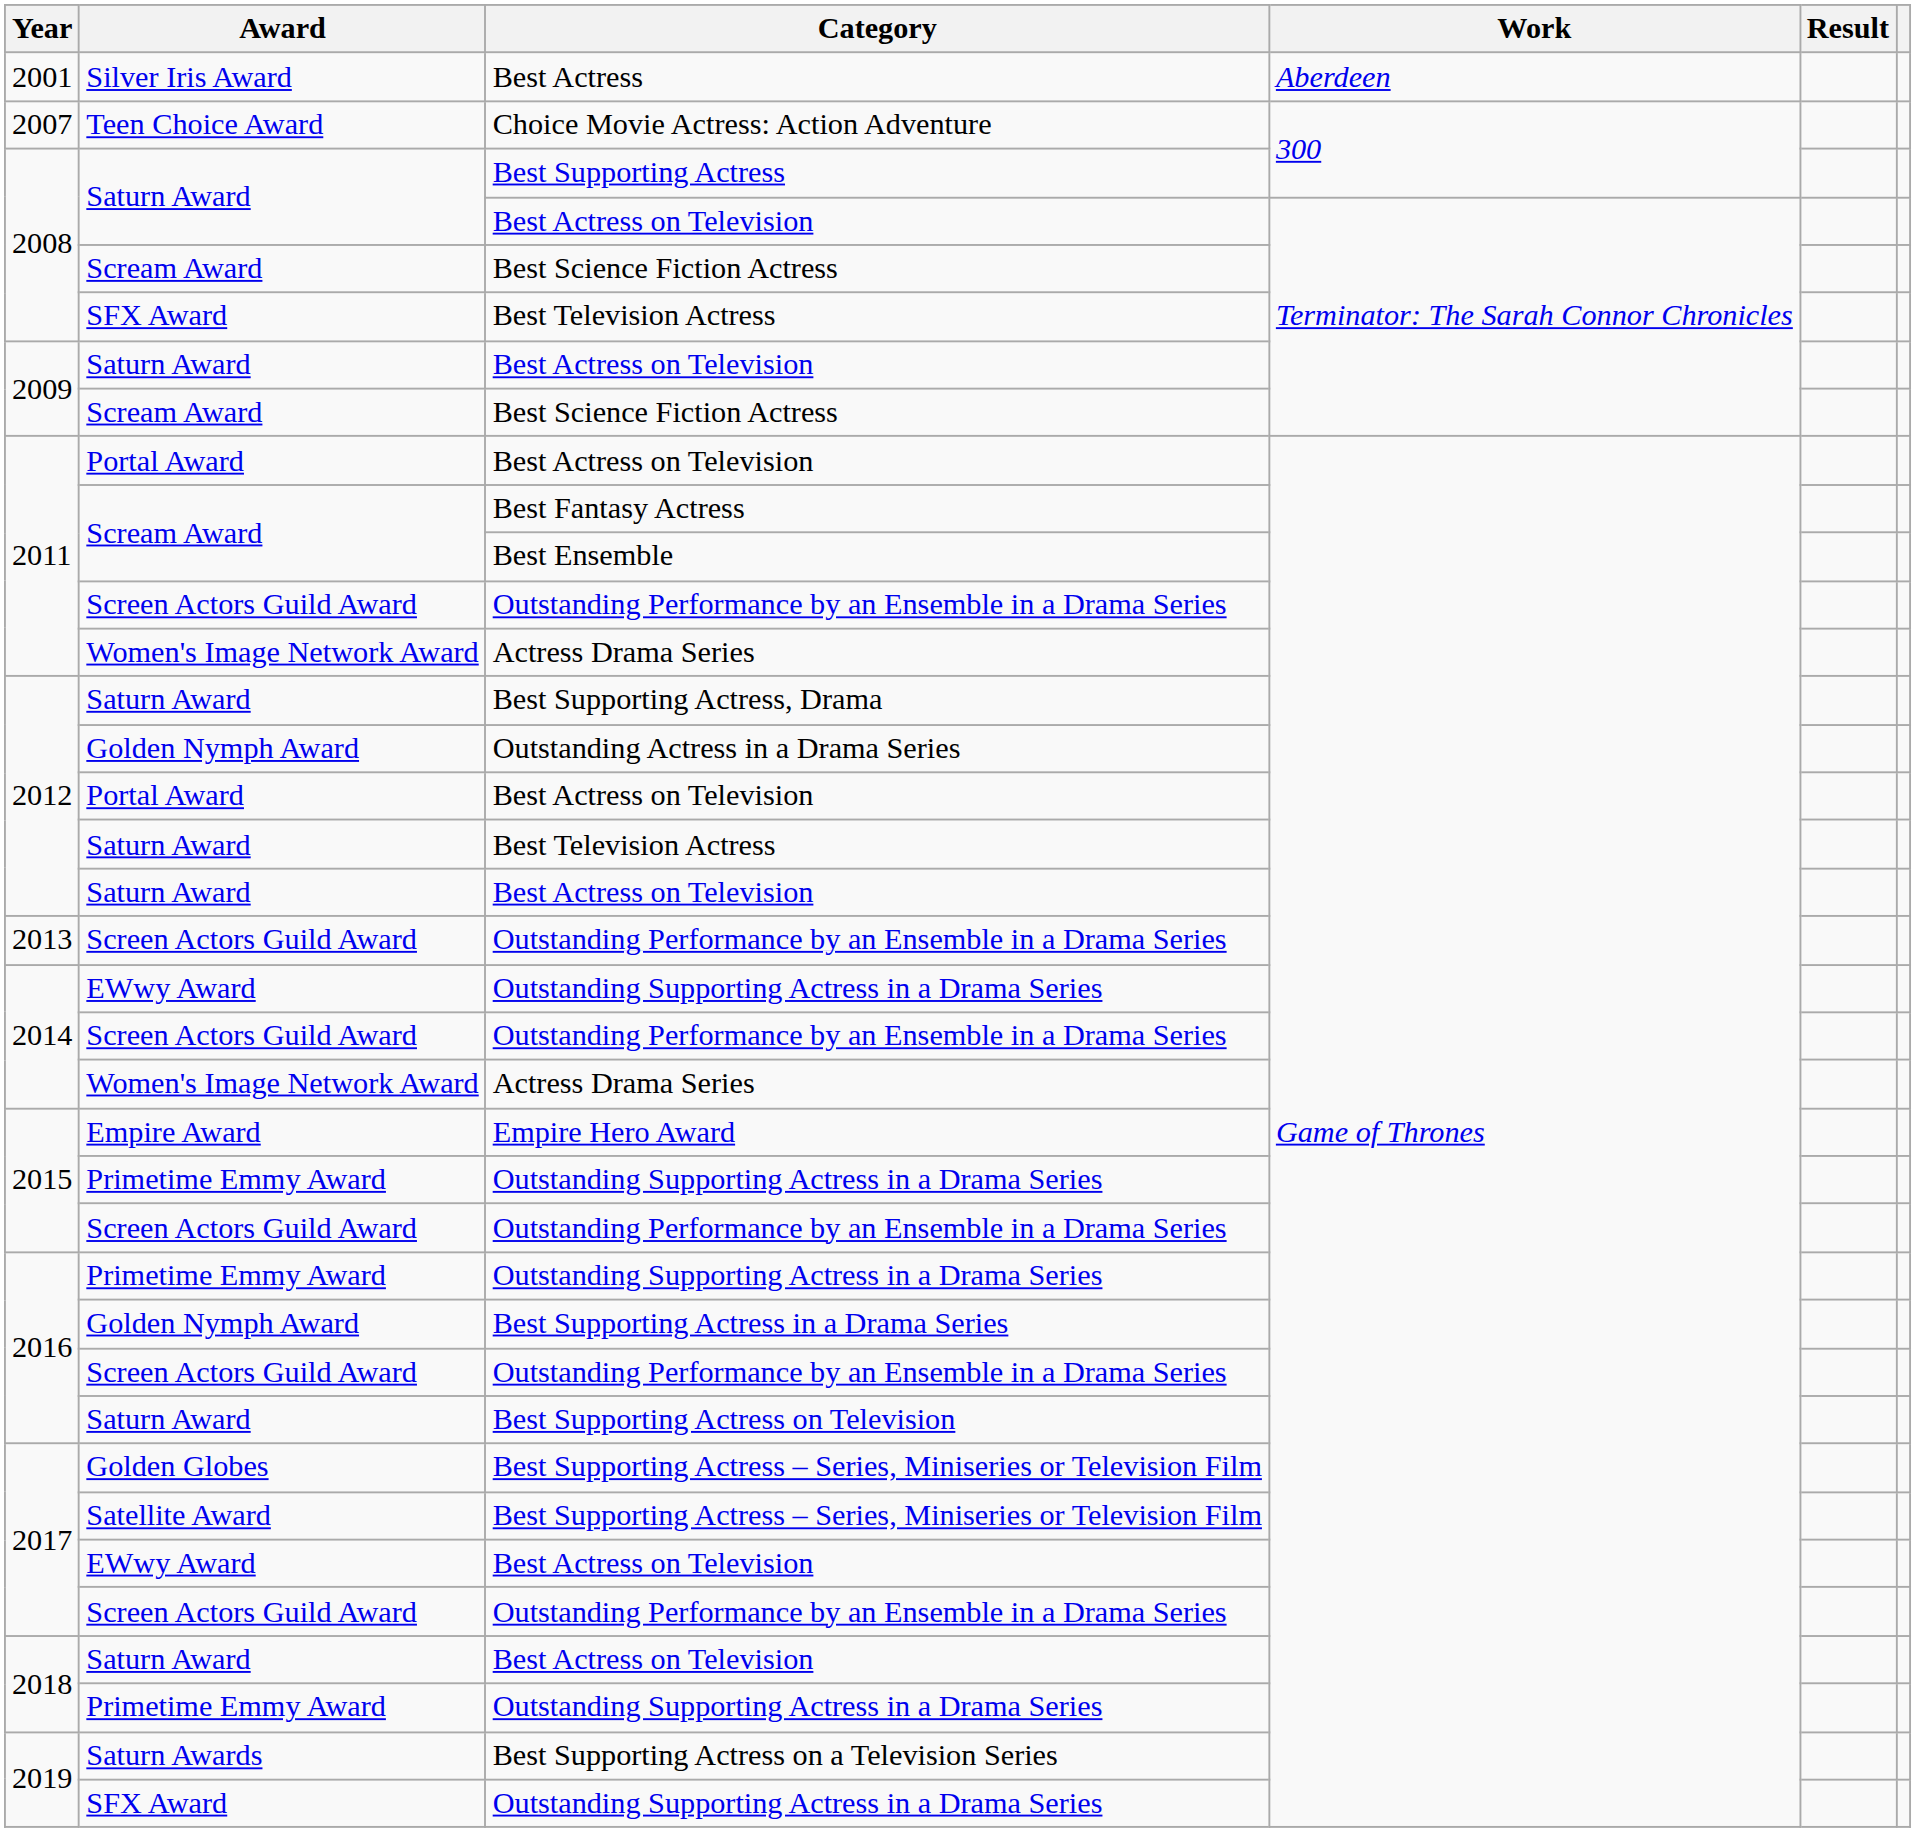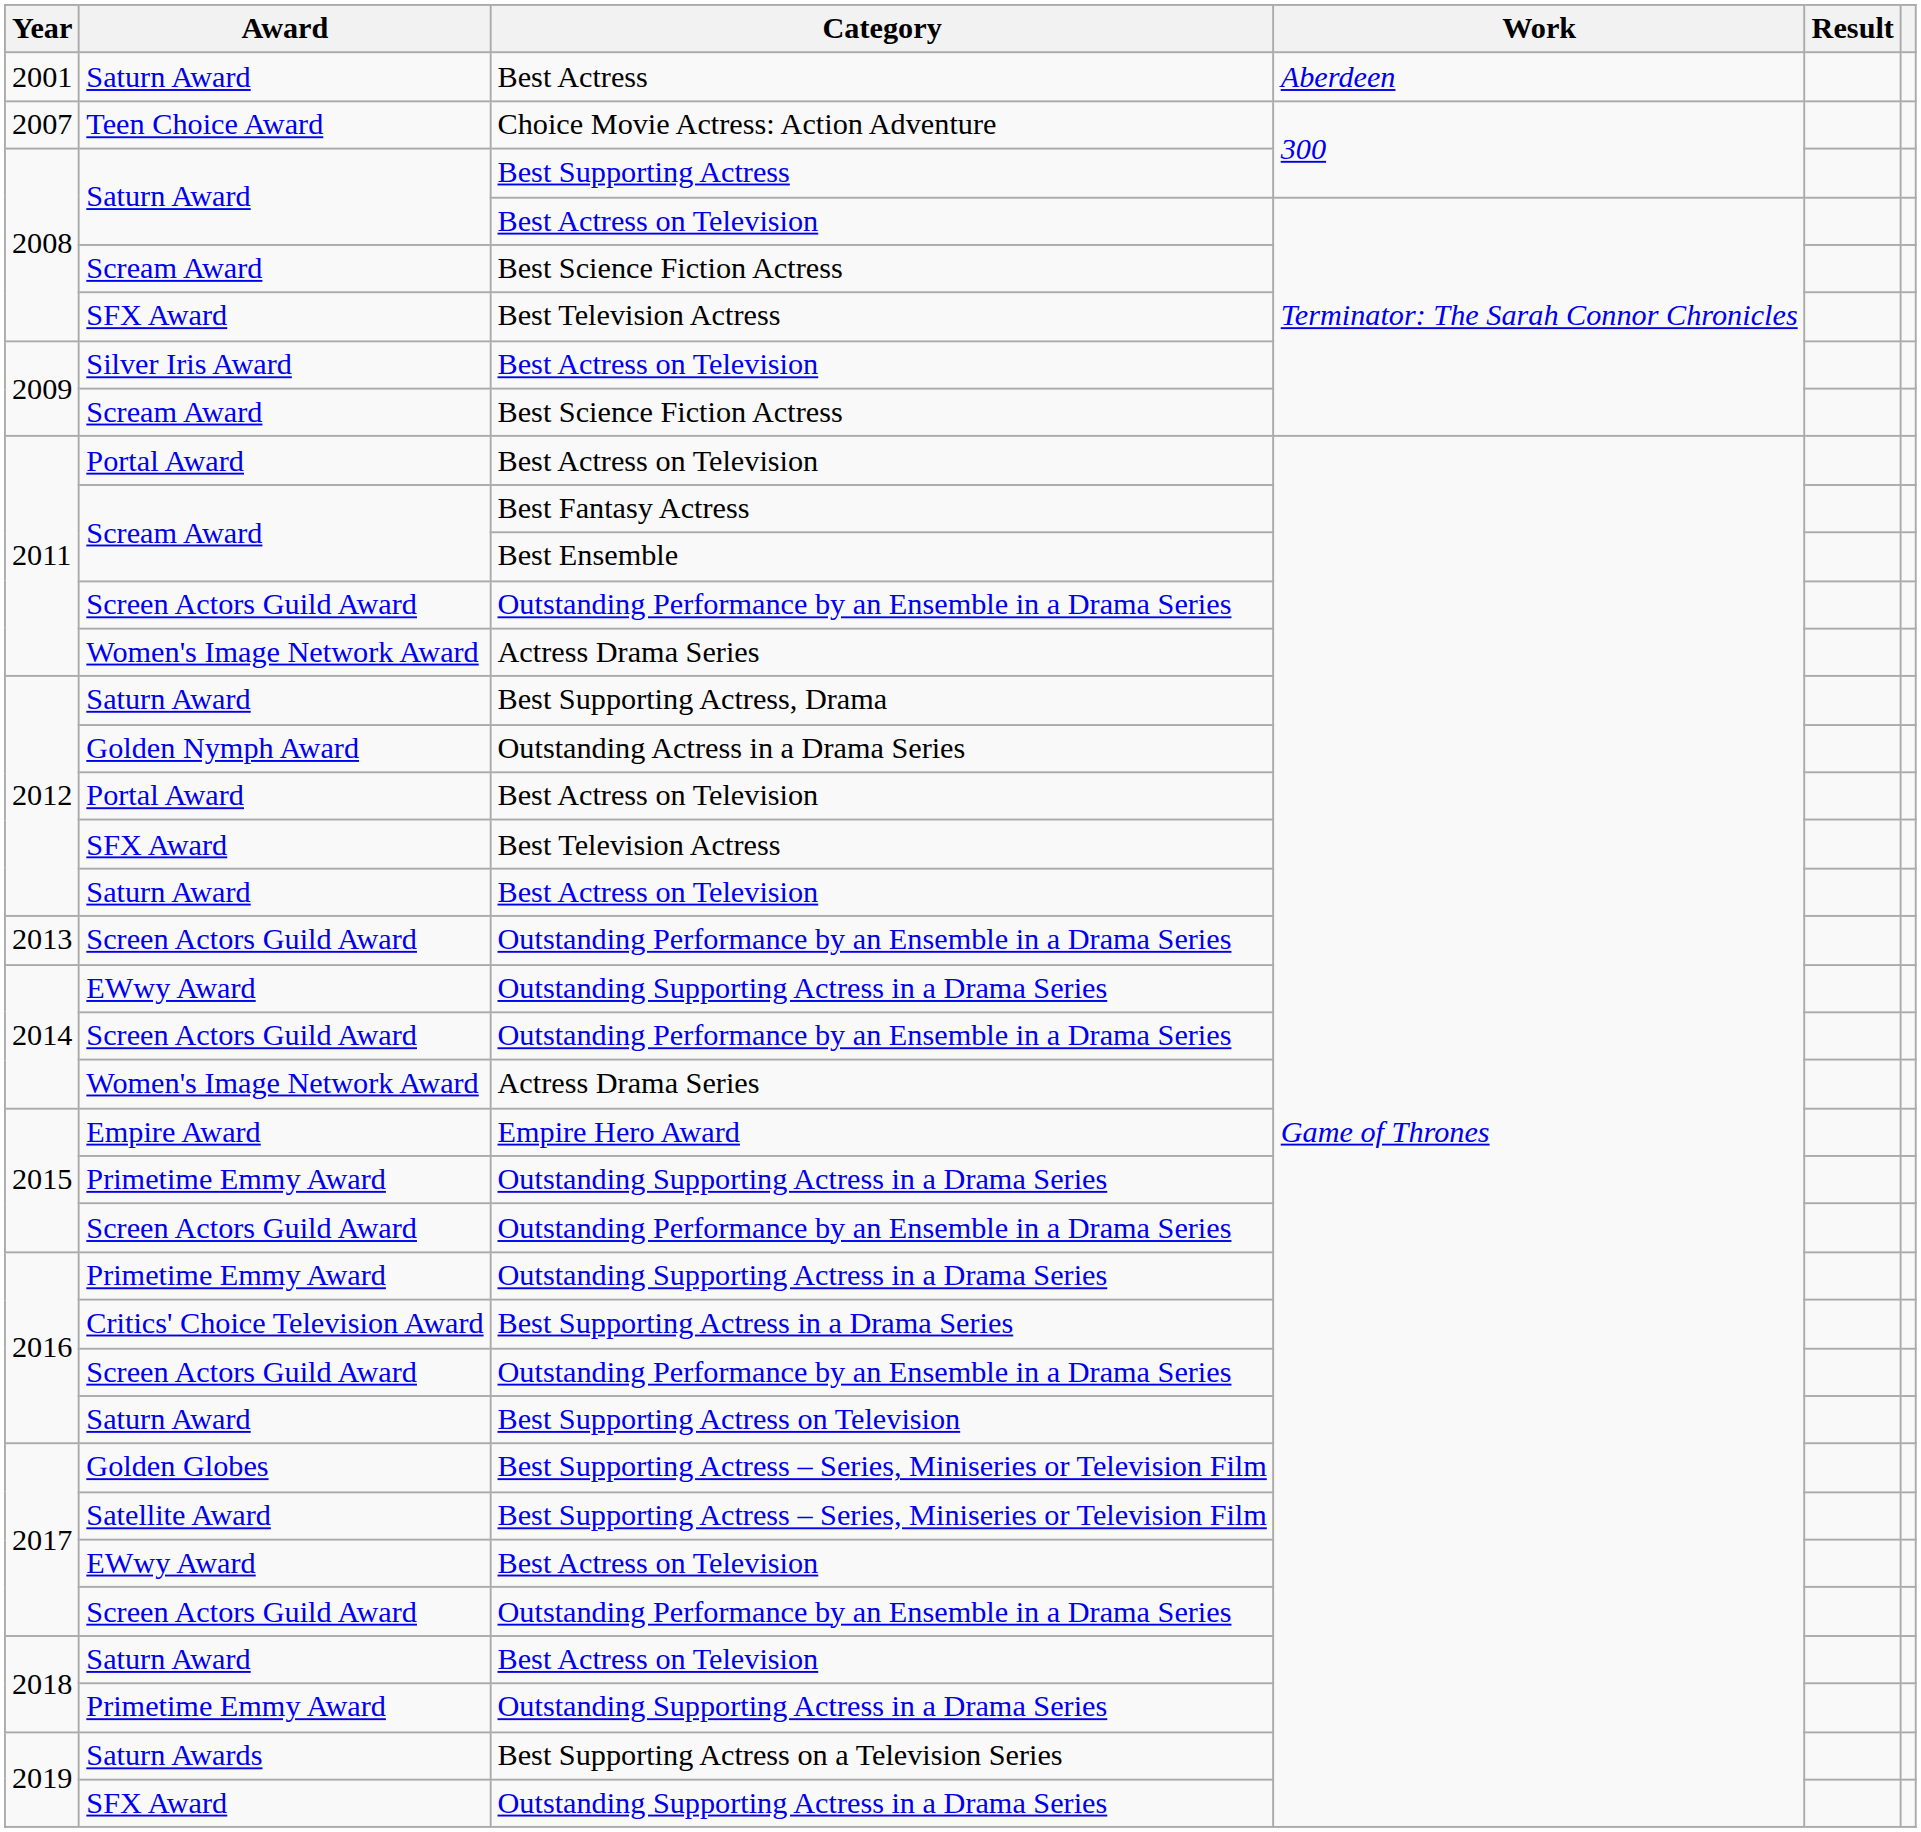(189, 76) Silver Iris Award -> (169, 76) Saturn Award
(169, 364) Saturn Award -> (189, 364) Silver Iris Award
(169, 843) Saturn Award -> (157, 843) SFX Award
(223, 1323) Golden Nymph Award -> (285, 1323) Critics' Choice Television Award
